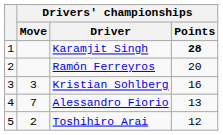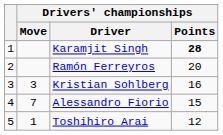(195, 103) 13 -> (195, 103) 15
(33, 121) 2 -> (33, 121) 1
